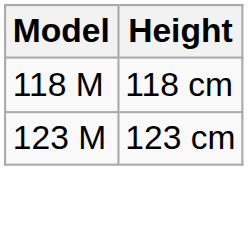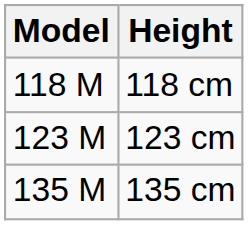+ row: (180, 191)
